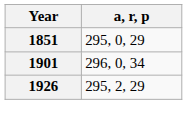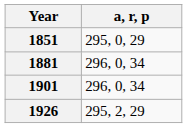+ row: (43, 63)
